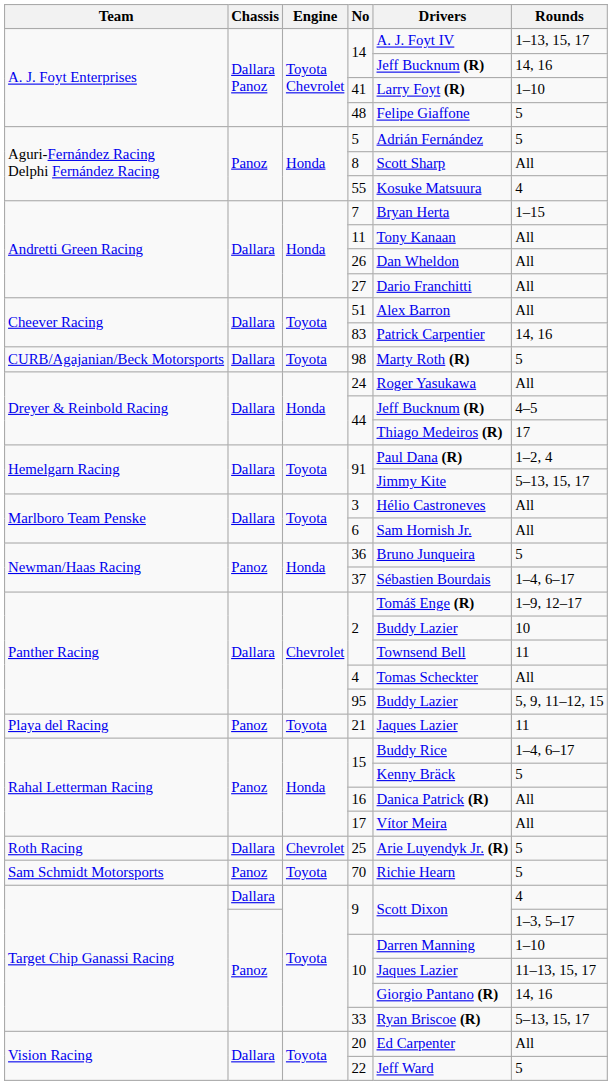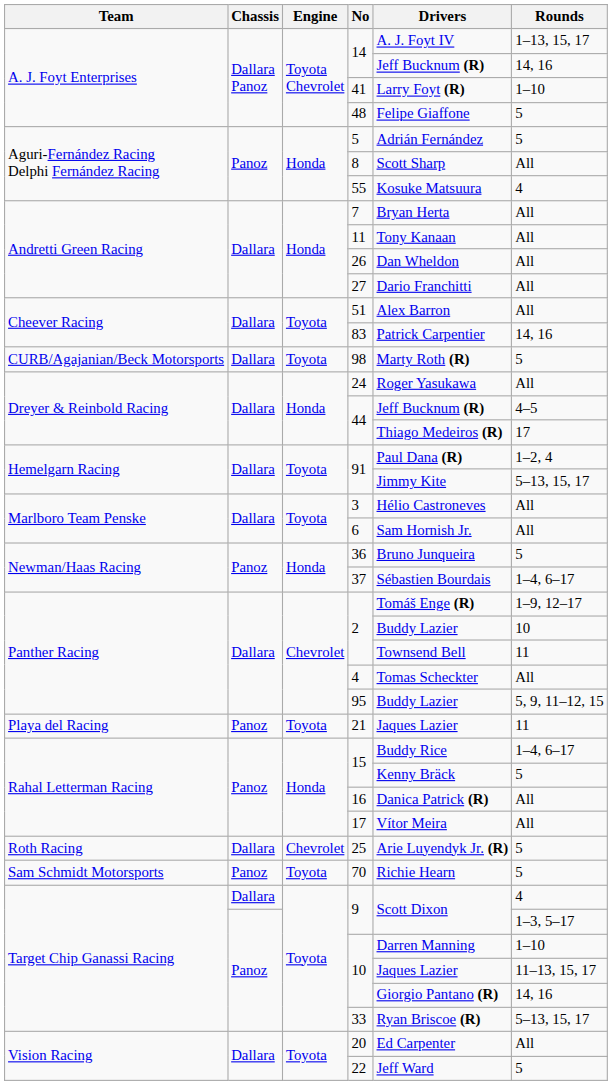(530, 211) 1–15 -> (525, 211) All
